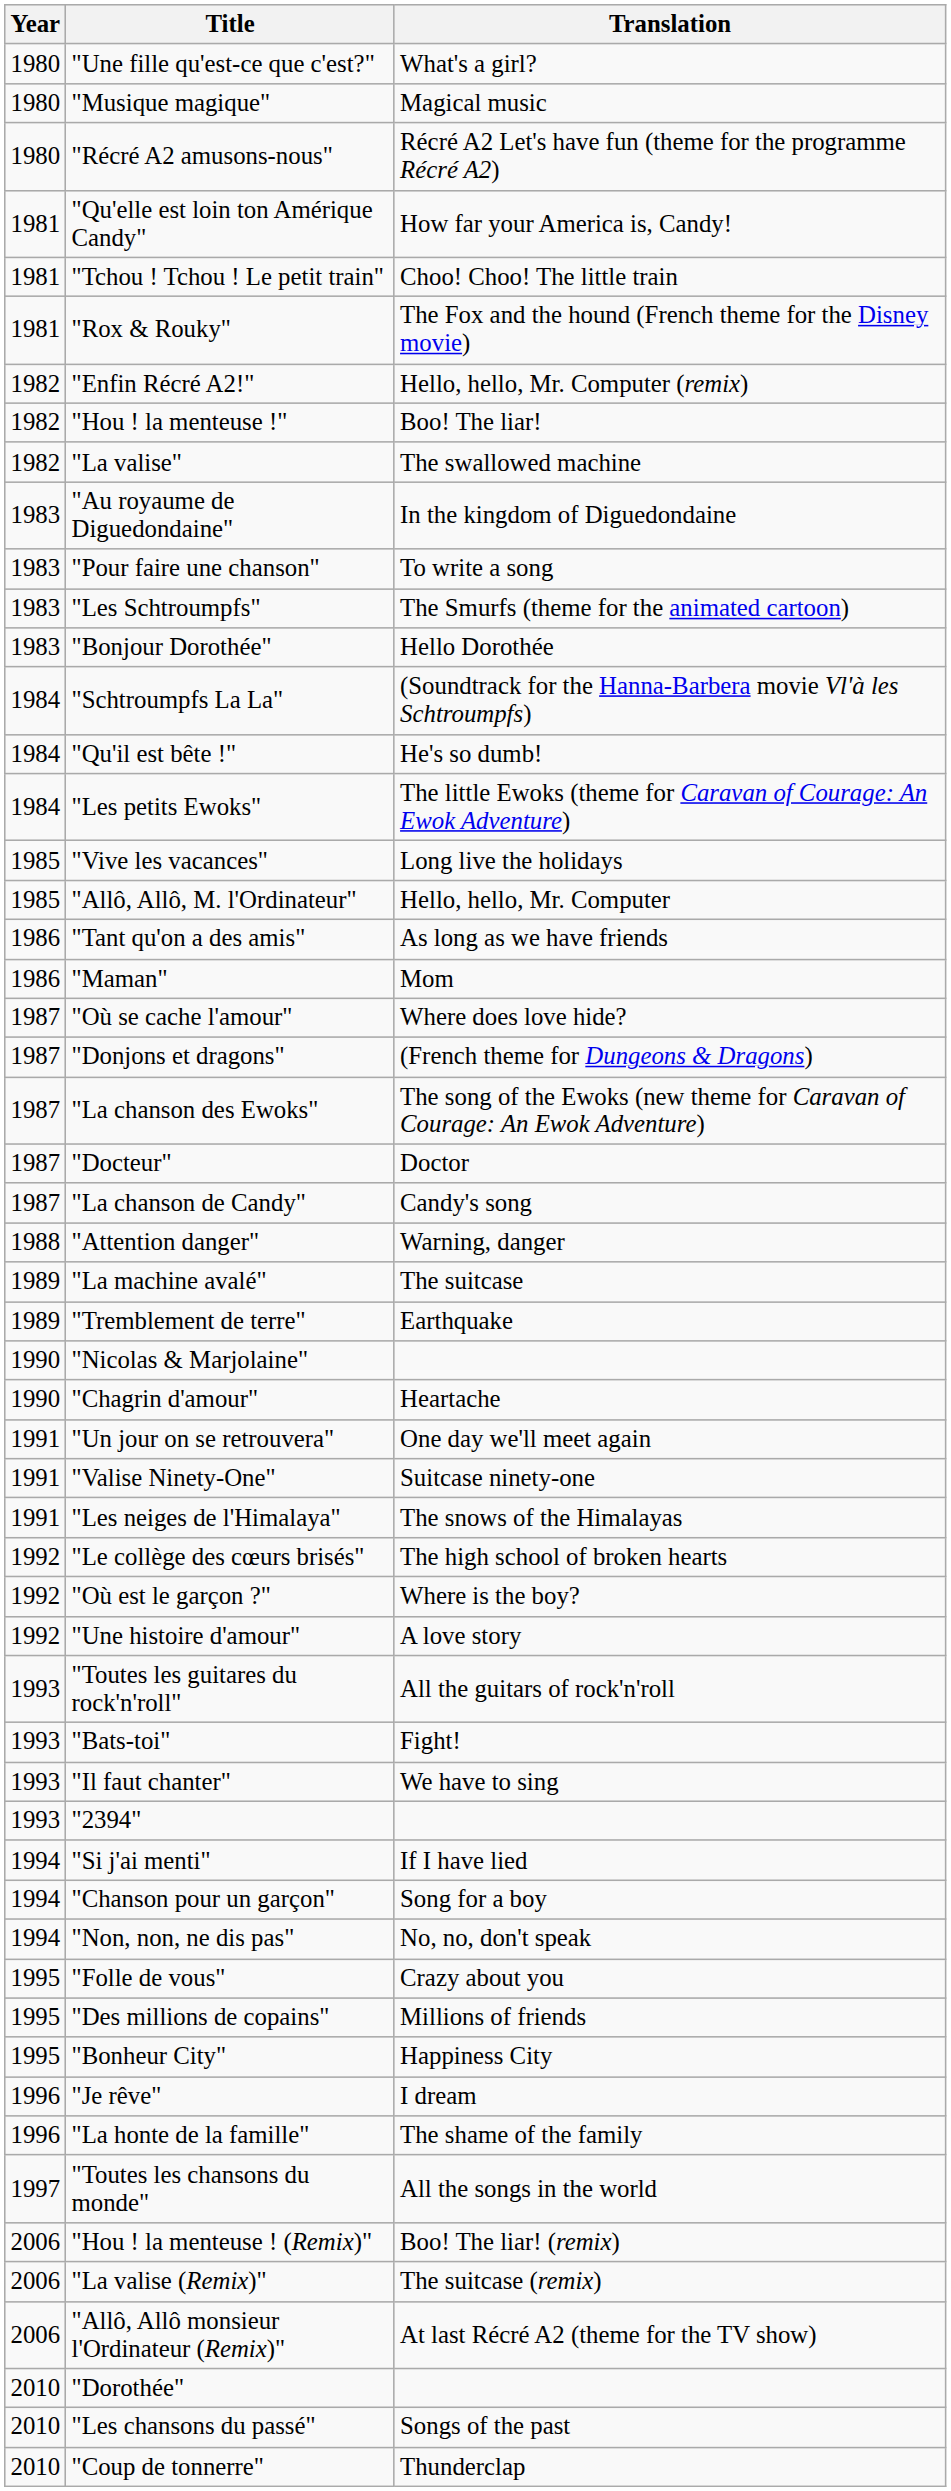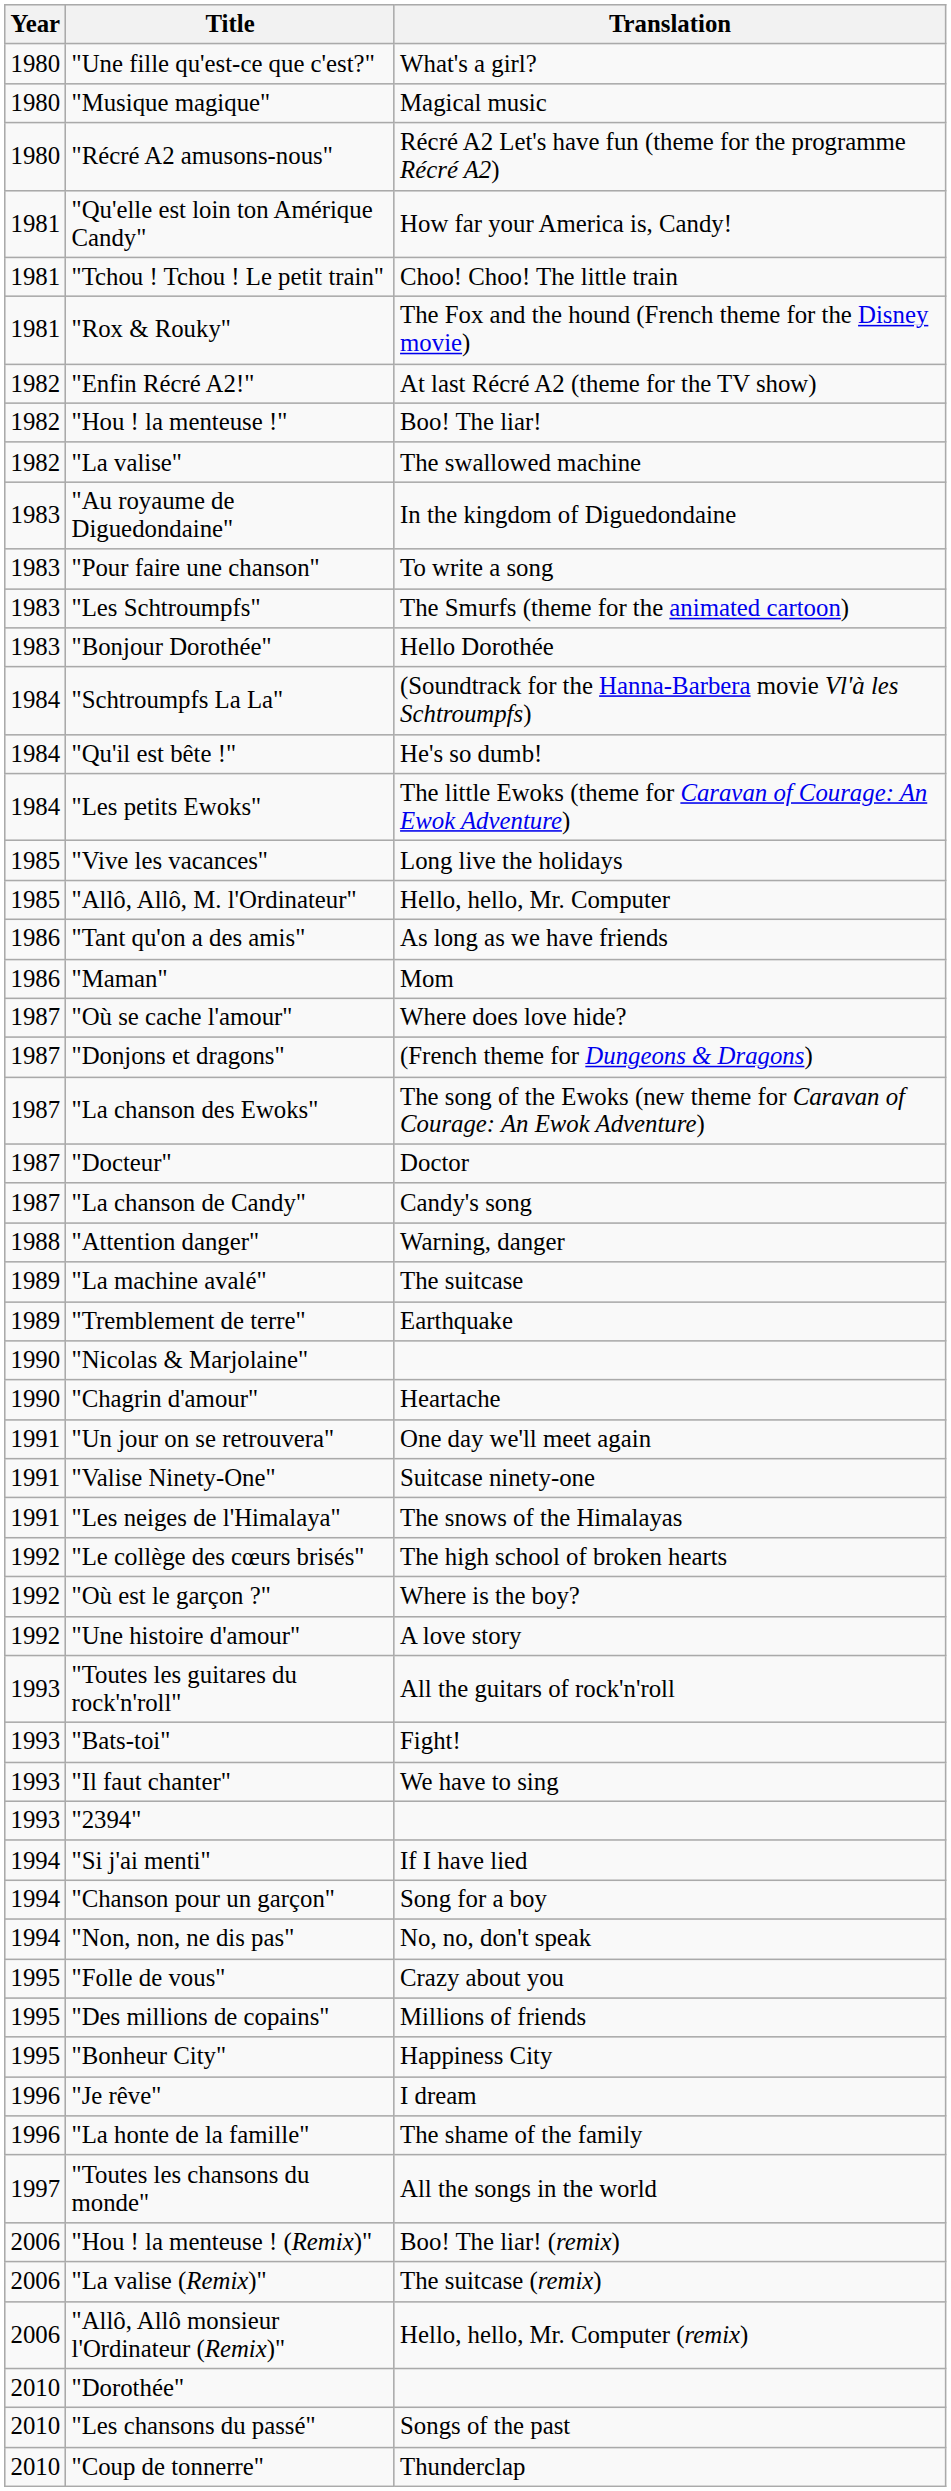(574, 383) Hello, hello, Mr. Computer (remix) -> (608, 383) At last Récré A2 (theme for the TV show)
(608, 2334) At last Récré A2 (theme for the TV show) -> (574, 2334) Hello, hello, Mr. Computer (remix)
